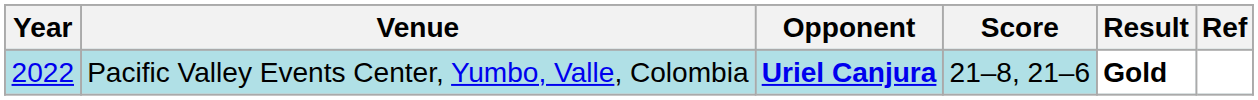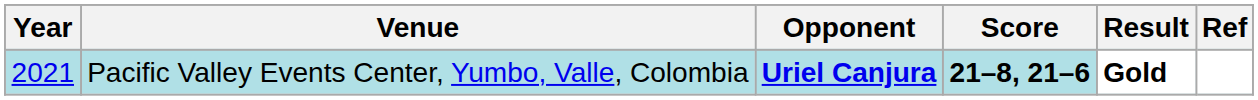(43, 72) 2022 -> (43, 72) 2021
(1020, 72) normal -> (1020, 72) bold
